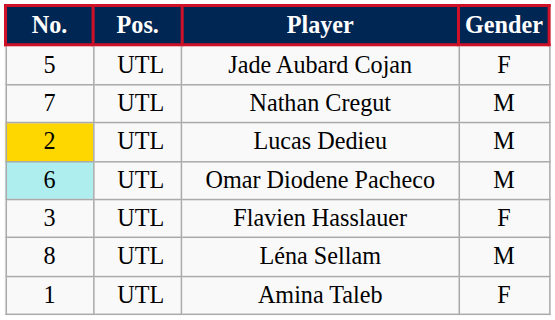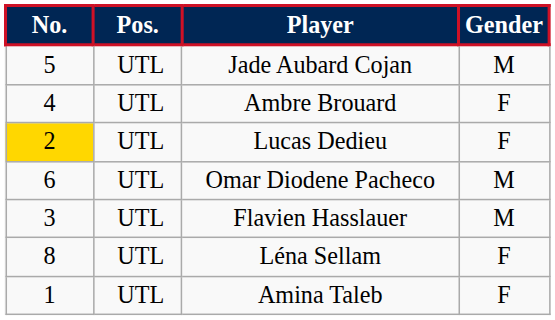(504, 64) F -> (504, 64) M
+ row: (320, 103)
- row: (320, 103)
(504, 141) M -> (504, 141) F
(50, 179) paleturquoise background -> (50, 179) no background
(504, 218) F -> (504, 218) M
(504, 256) M -> (504, 256) F
